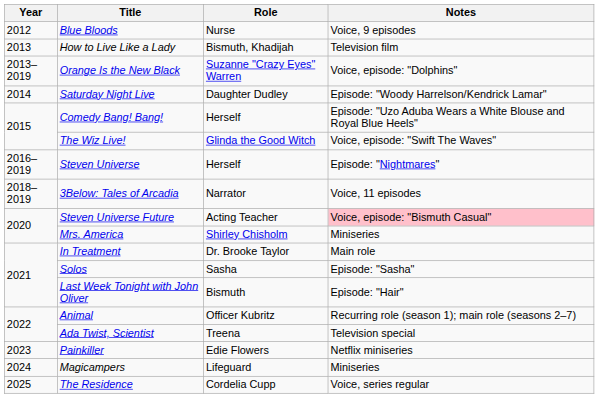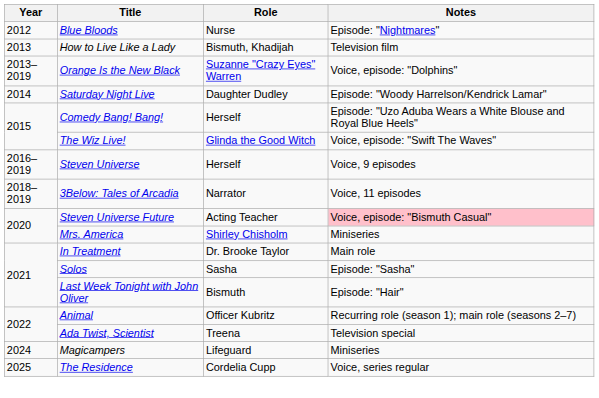(373, 30) Voice, 9 episodes -> (385, 30) Episode: "Nightmares"
(385, 164) Episode: "Nightmares" -> (373, 164) Voice, 9 episodes
- row: (82, 350)
